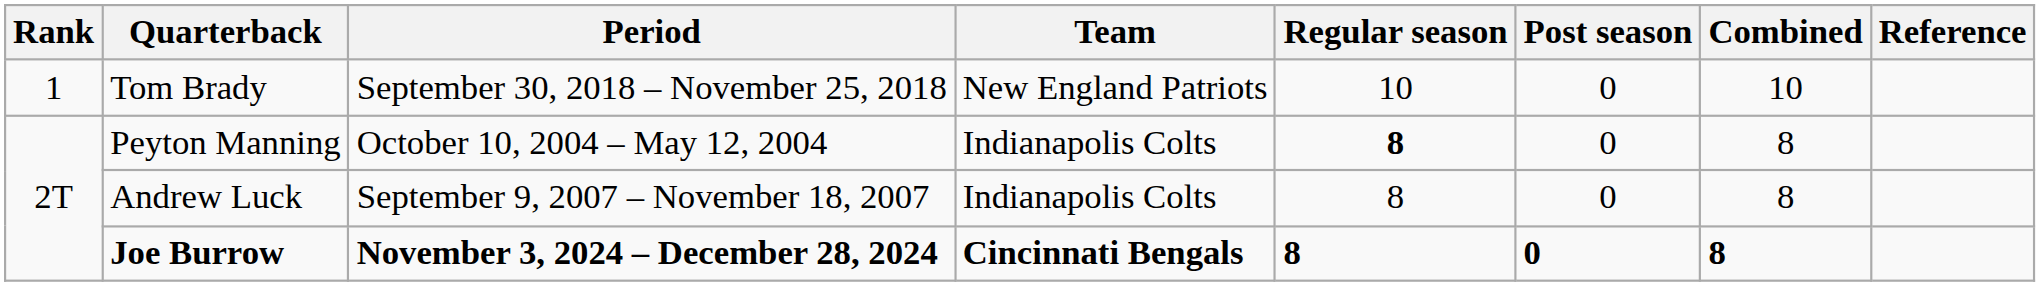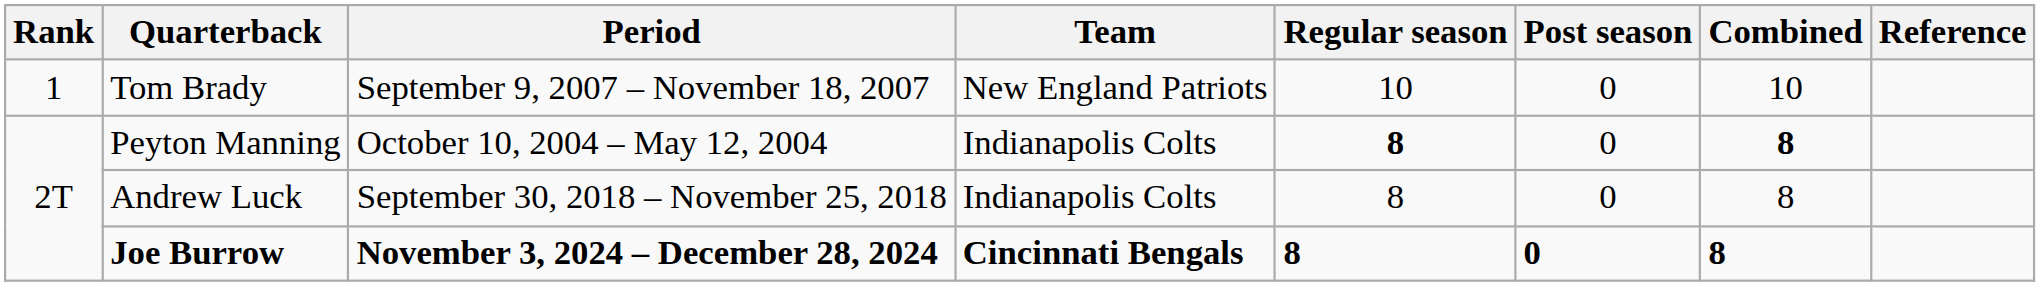(652, 87) September 30, 2018 – November 25, 2018 -> (643, 87) September 9, 2007 – November 18, 2007
(1786, 142) normal -> (1786, 142) bold
(643, 197) September 9, 2007 – November 18, 2007 -> (652, 197) September 30, 2018 – November 25, 2018
